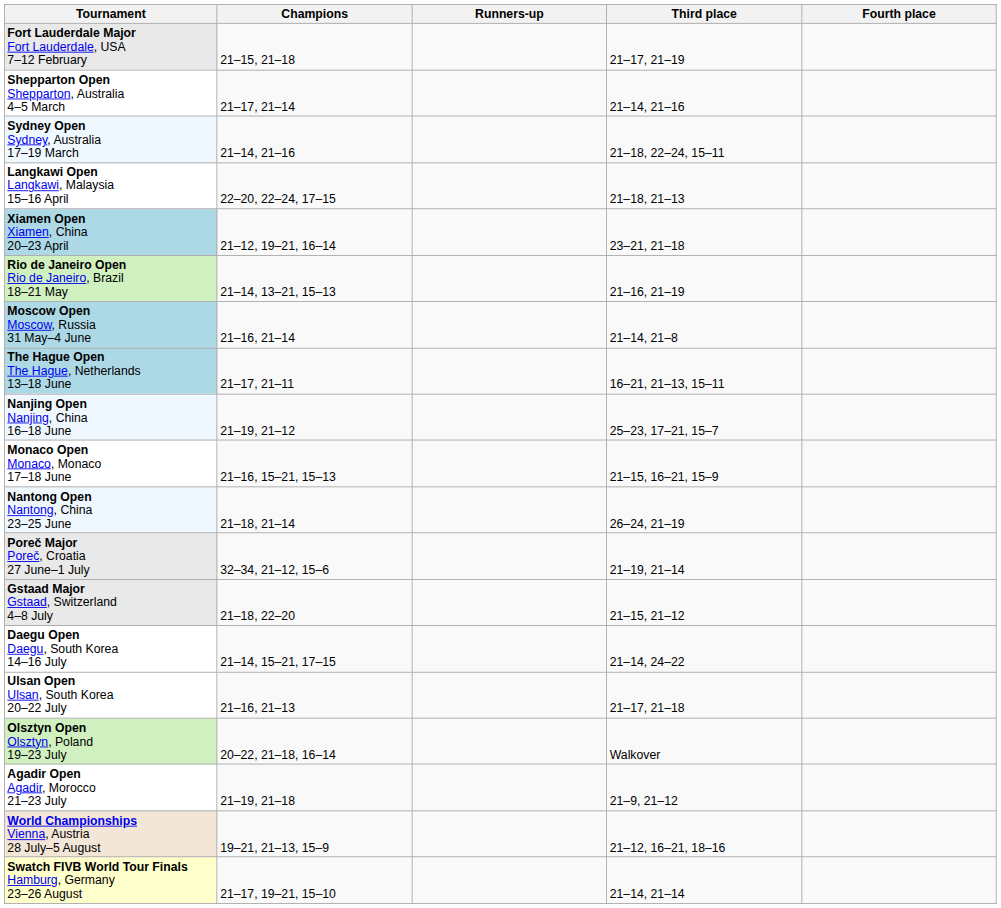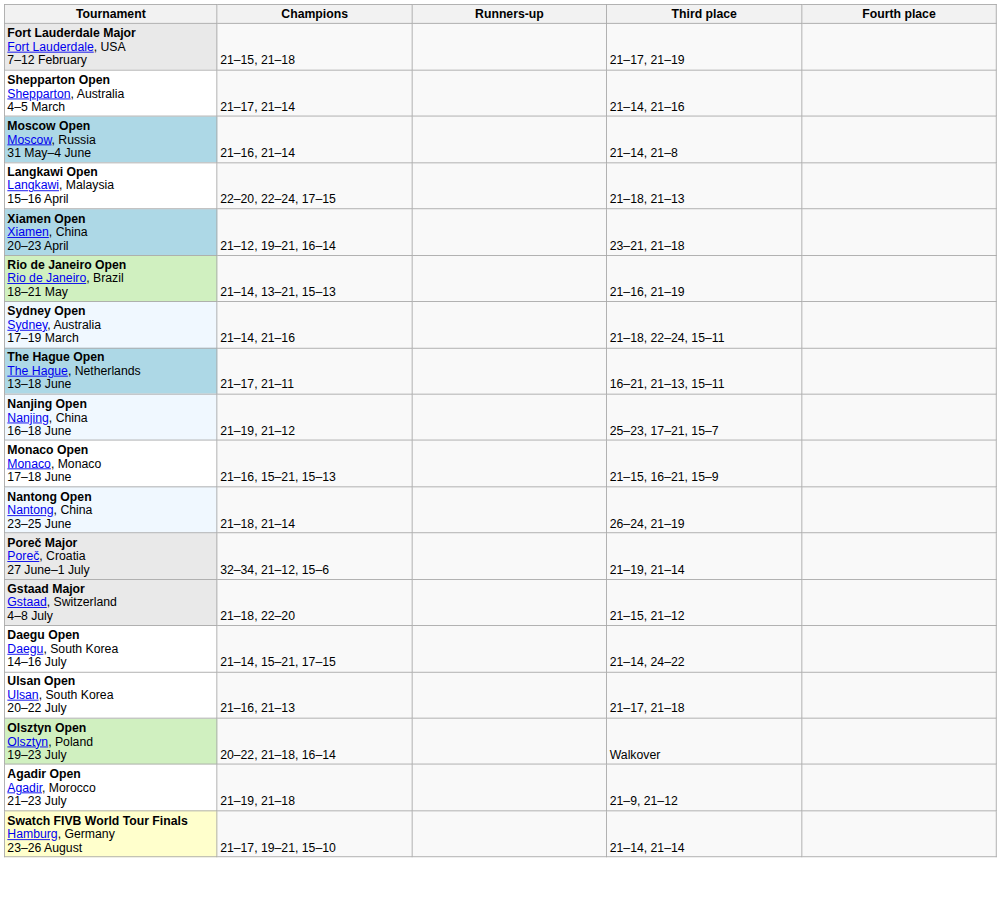rows swapped: (54, 139) <-> (52, 324)
- row: (72, 833)
